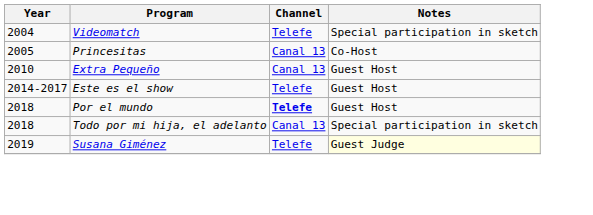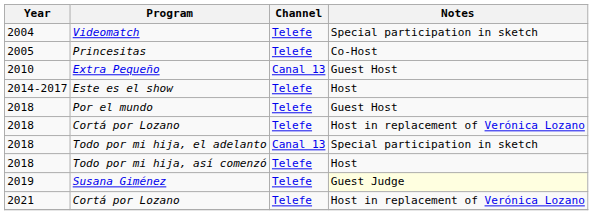(299, 51) Canal 13 -> (292, 51) Telefe
(364, 88) Guest Host -> (344, 88) Host
(292, 107) bold -> (292, 107) normal
+ row: (21, 126)
+ row: (21, 163)
+ row: (21, 200)
